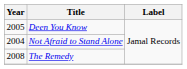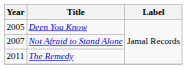(16, 42) 2004 -> (16, 42) 2007
(16, 57) 2008 -> (15, 57) 2011
